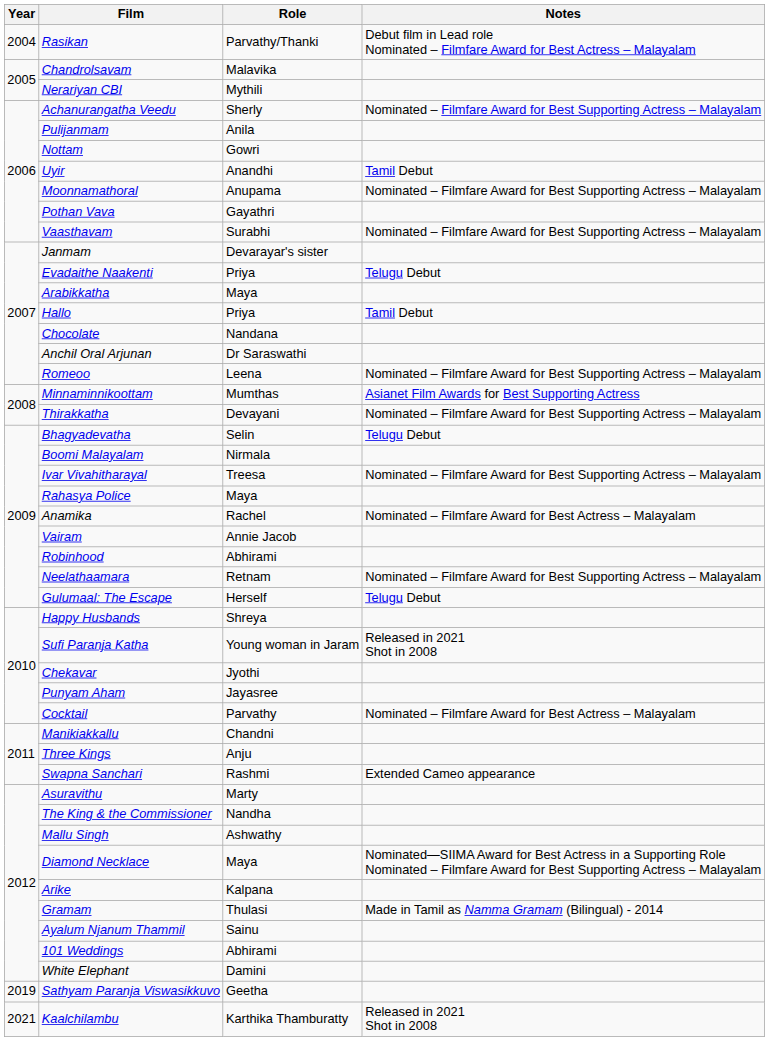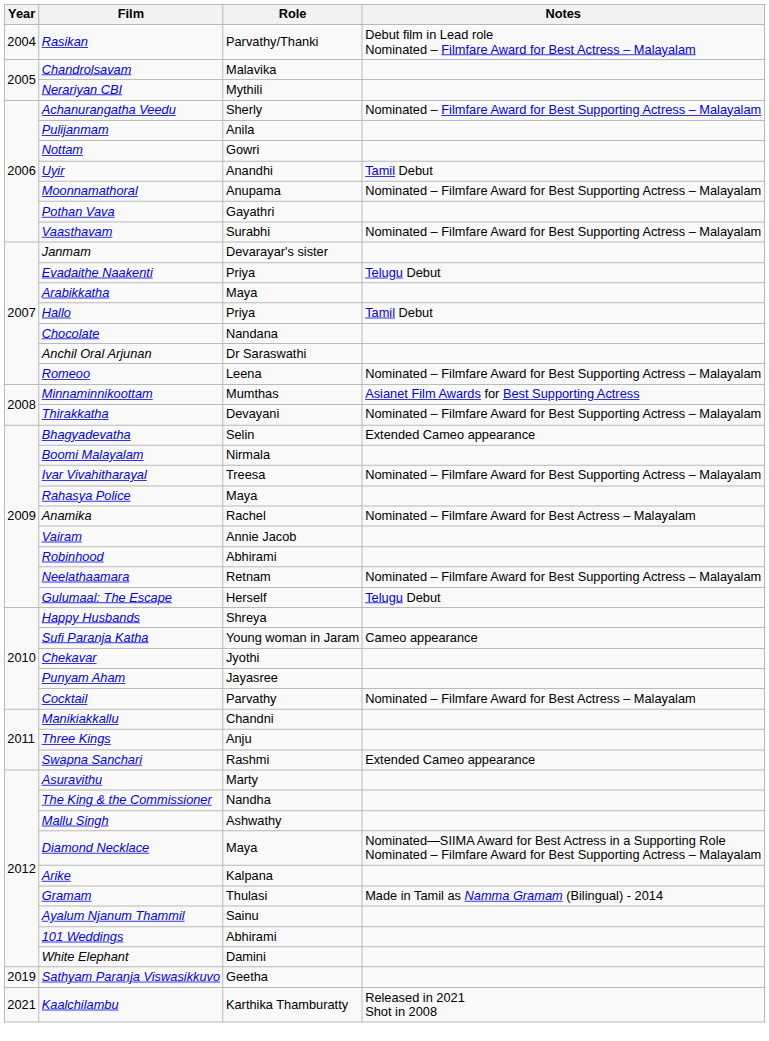(403, 435) Telugu Debut -> (450, 435) Extended Cameo appearance
(415, 645) Released in 2021 Shot in 2008 -> (421, 638) Cameo appearance
